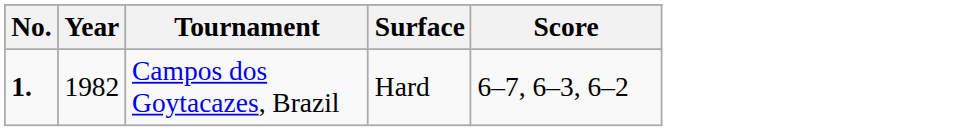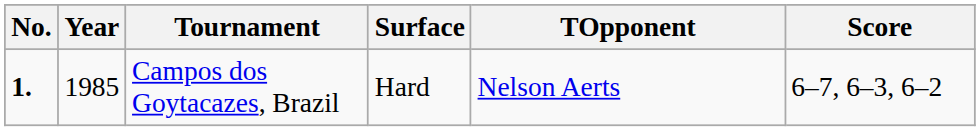+ column: (628, 26)
(92, 86) 1982 -> (92, 86) 1985
